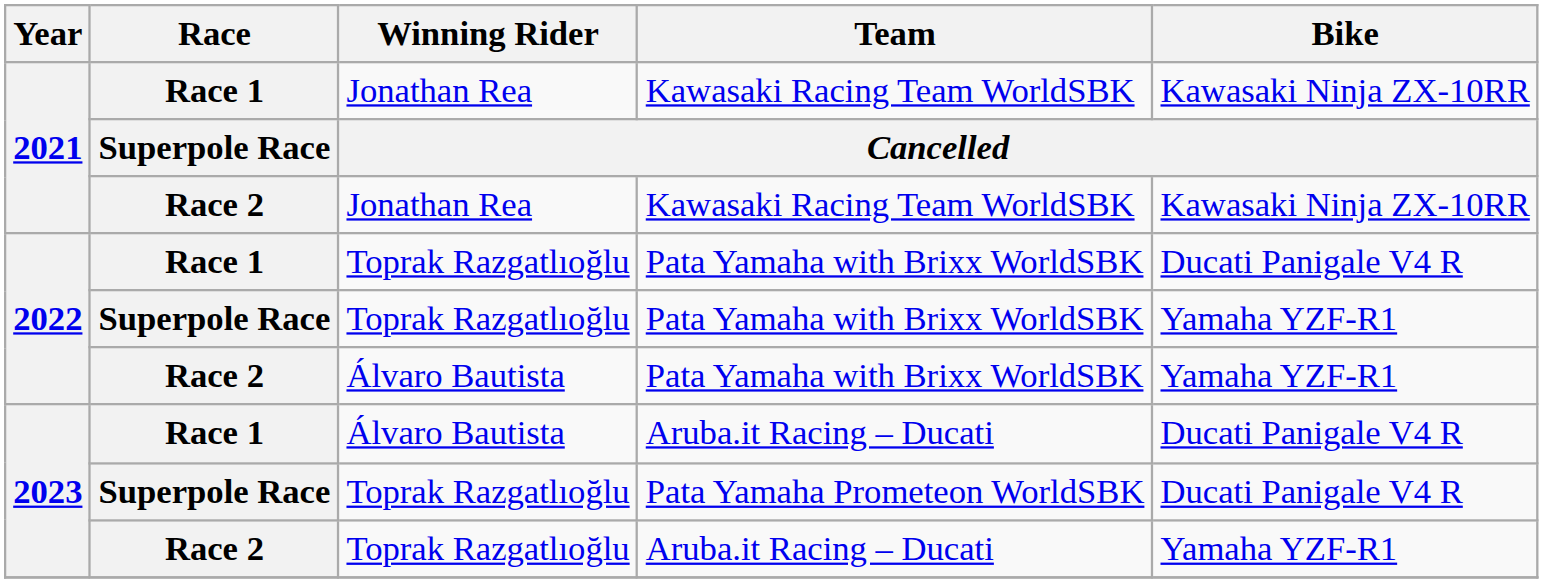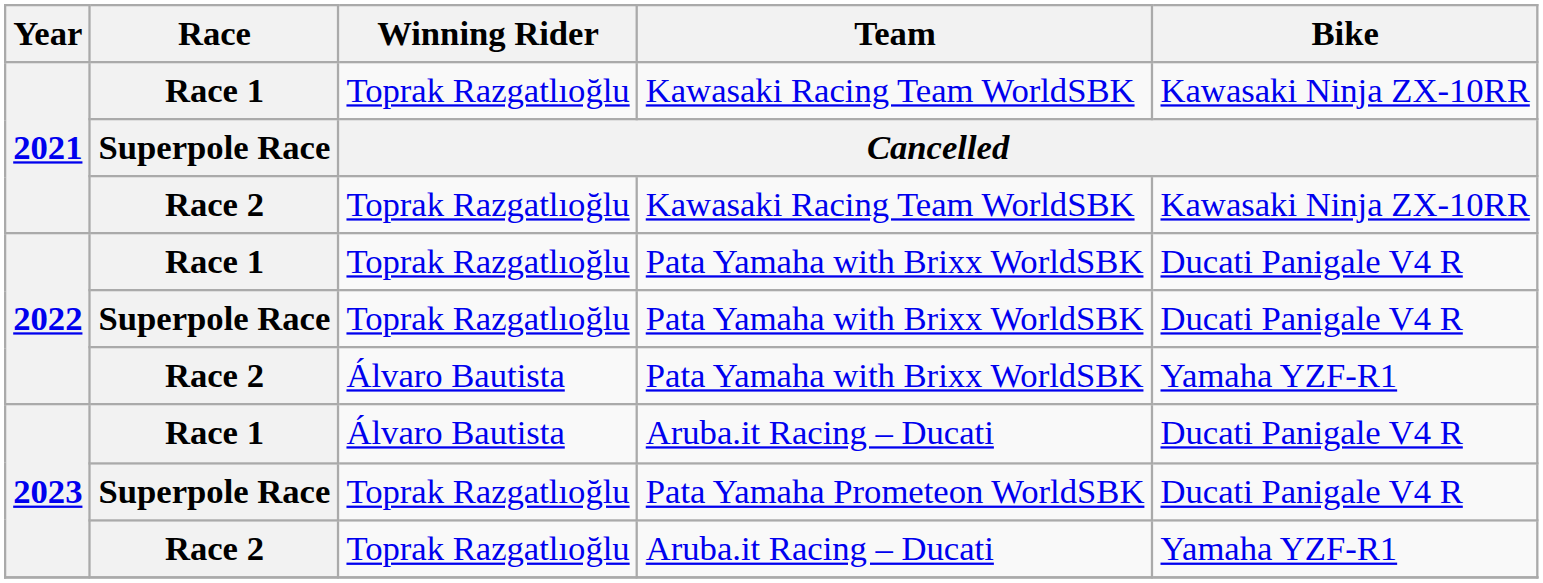(439, 90) Jonathan Rea -> (488, 90) Toprak Razgatlıoğlu
(439, 204) Jonathan Rea -> (488, 204) Toprak Razgatlıoğlu
(1279, 318) Yamaha YZF-R1 -> (1312, 318) Ducati Panigale V4 R
